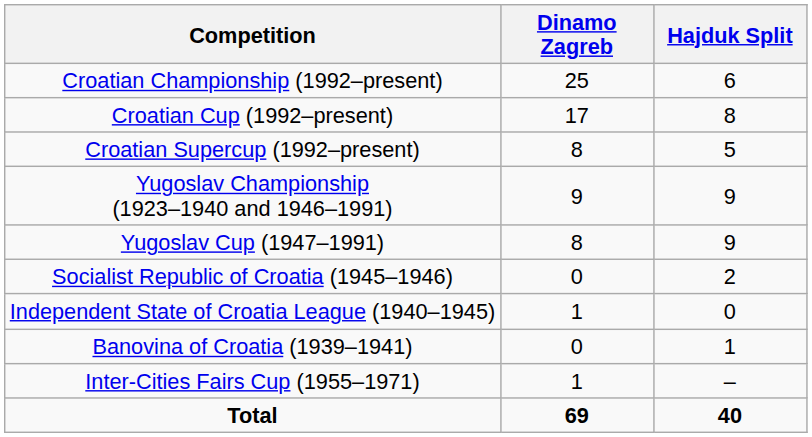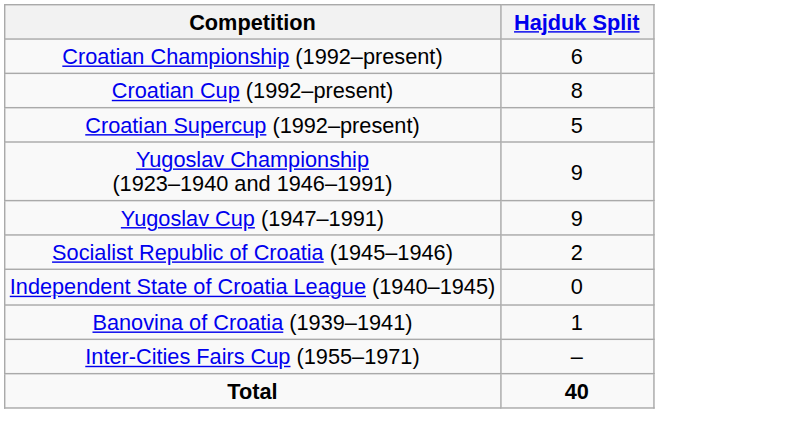- column: (577, 34)
